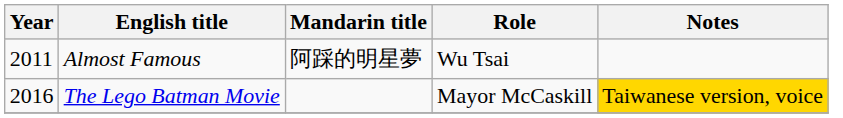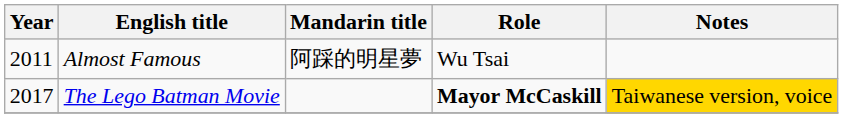(32, 95) 2016 -> (32, 95) 2017
(515, 95) normal -> (519, 95) bold
